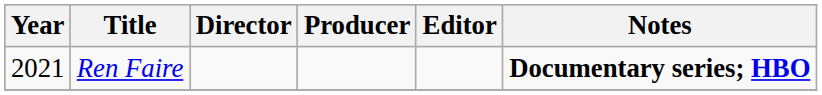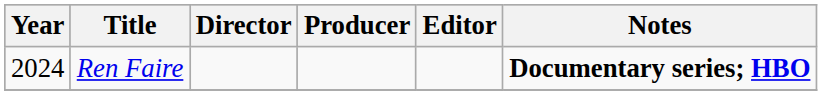(38, 68) 2021 -> (38, 68) 2024
